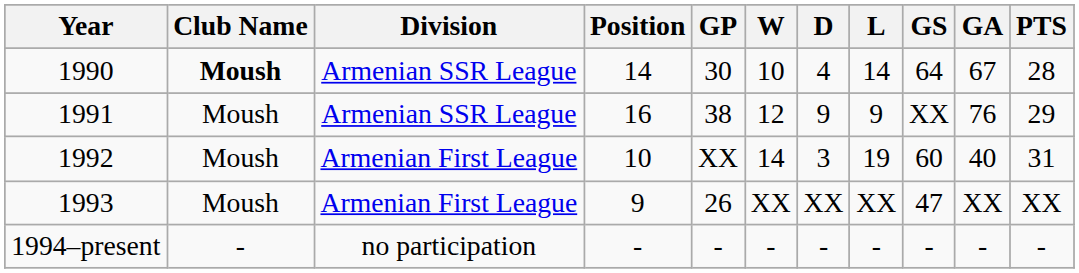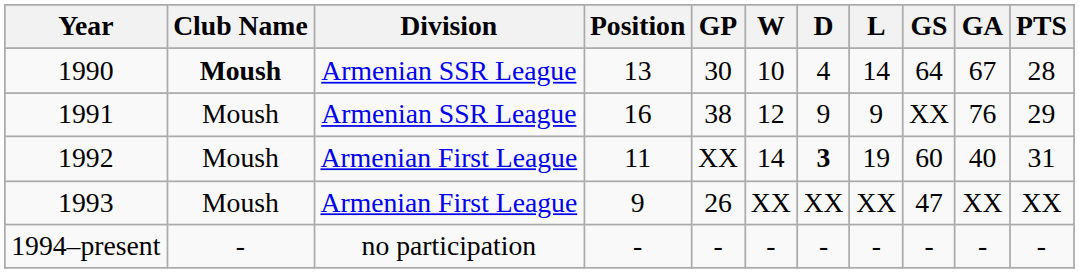(638, 70) 14 -> (638, 70) 13
(638, 158) 10 -> (638, 158) 11
(824, 158) normal -> (824, 158) bold
